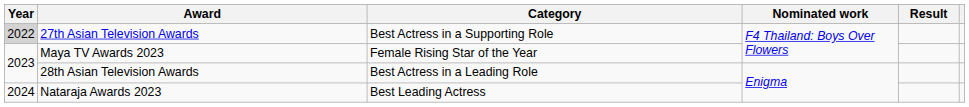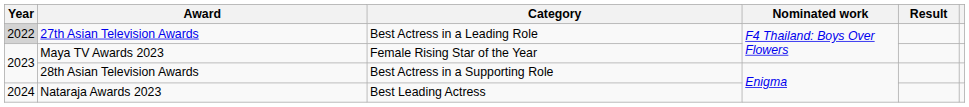(462, 33) Best Actress in a Supporting Role -> (454, 33) Best Actress in a Leading Role
(454, 72) Best Actress in a Leading Role -> (462, 72) Best Actress in a Supporting Role
